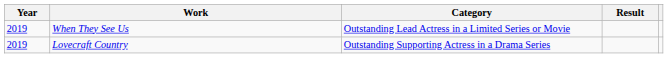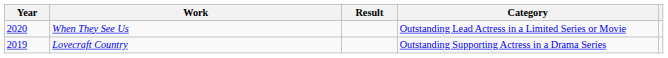columns swapped: (472, 12) <-> (630, 12)
(17, 28) 2019 -> (17, 28) 2020
